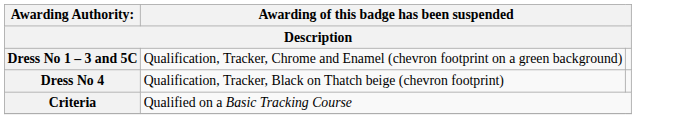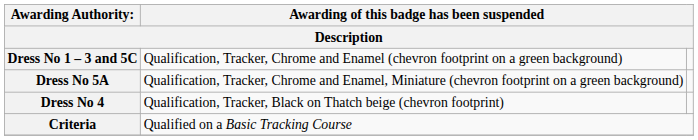+ row: (72, 80)
